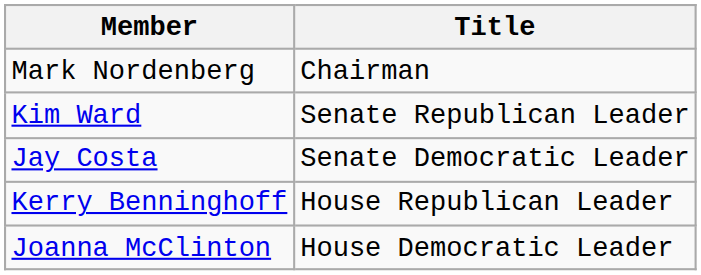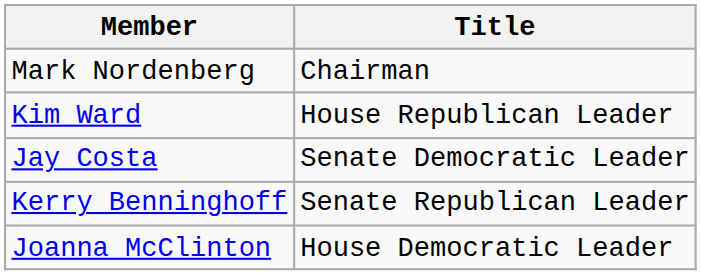(495, 115) Senate Republican Leader -> (487, 115) House Republican Leader
(487, 203) House Republican Leader -> (495, 203) Senate Republican Leader
